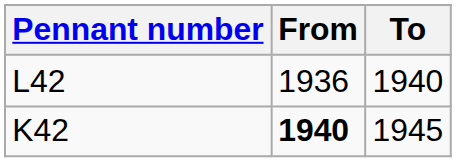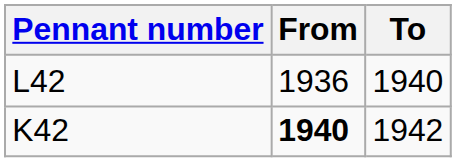(408, 130) 1945 -> (408, 130) 1942
